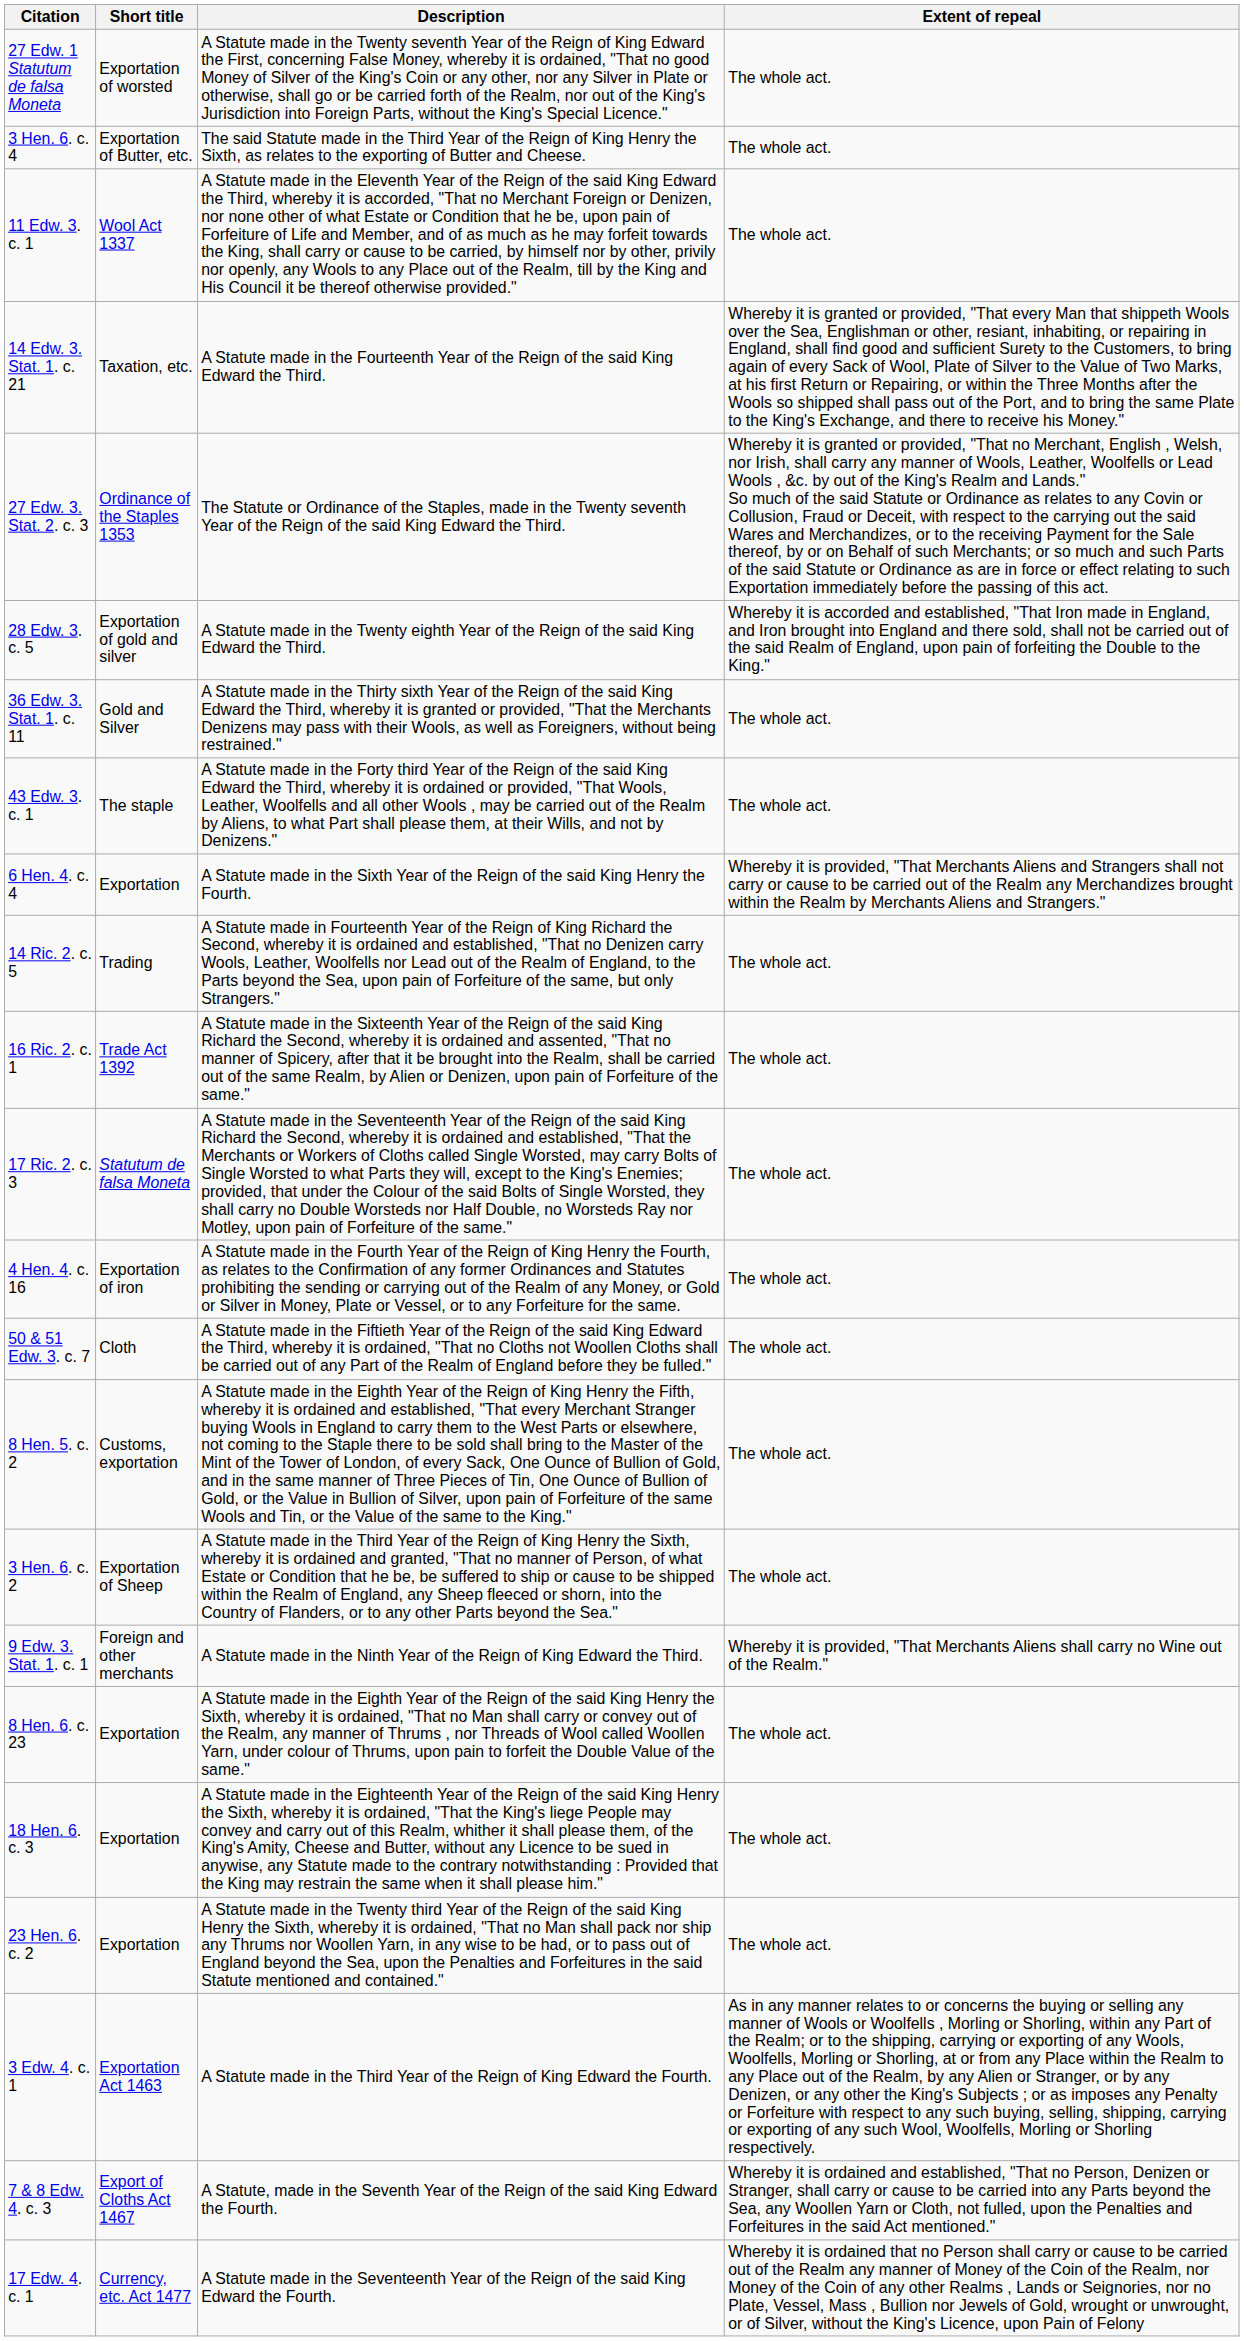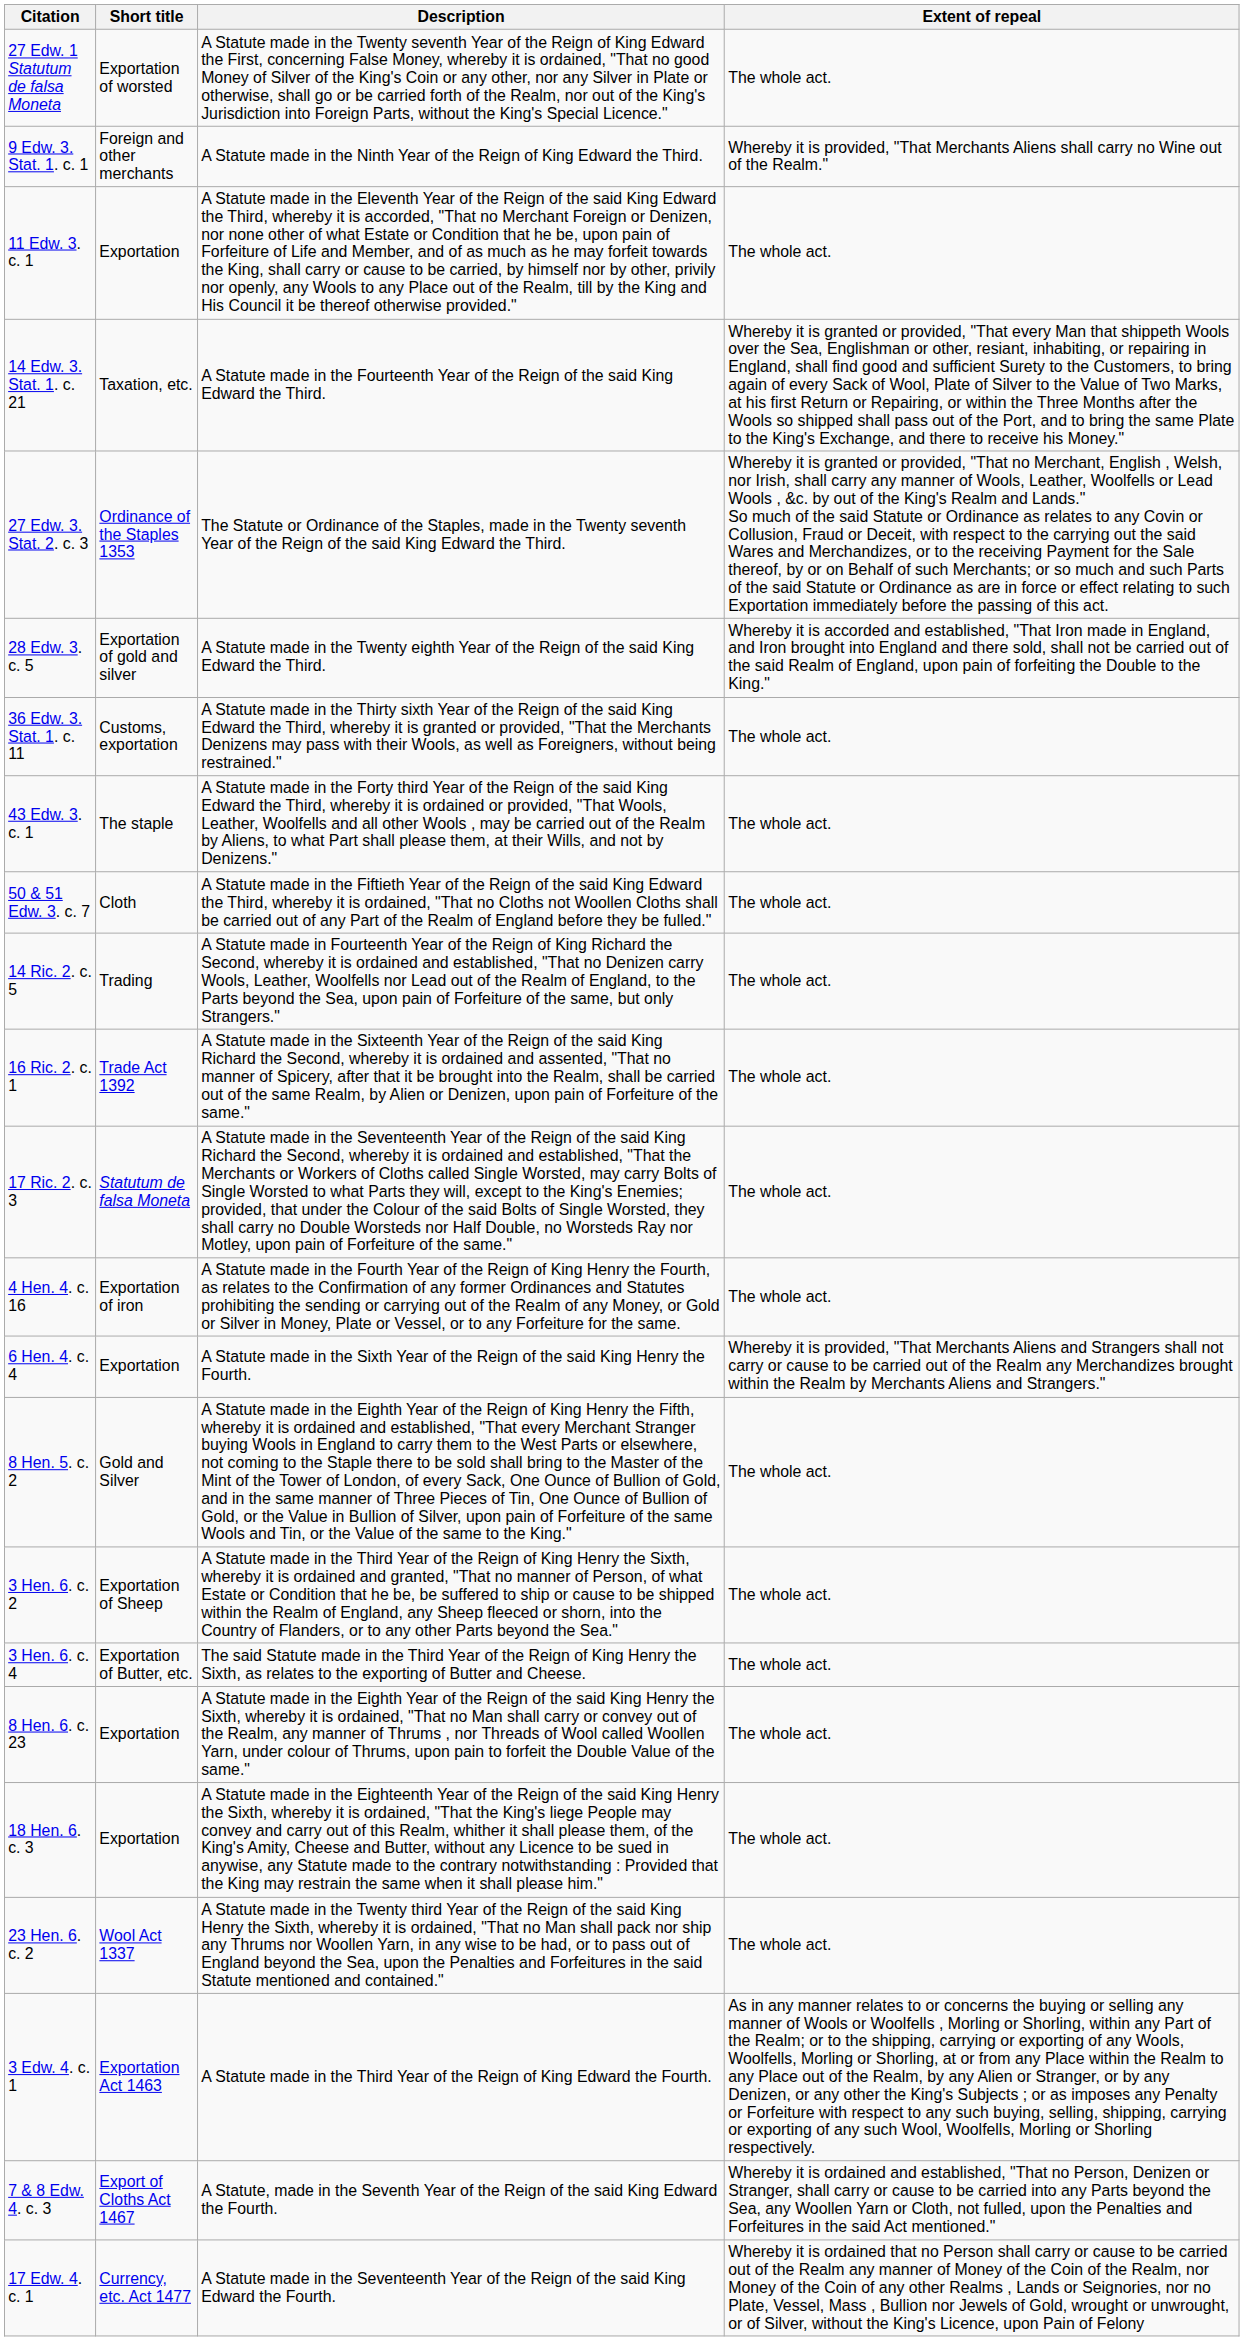rows swapped: (48, 1655) <-> (49, 147)
(130, 234) Wool Act 1337 -> (139, 252) Exportation
(132, 718) Gold and Silver -> (139, 736) Customs, exportation
rows swapped: (49, 1348) <-> (49, 884)
(139, 1454) Customs, exportation -> (132, 1471) Gold and Silver
(139, 1945) Exportation -> (130, 1945) Wool Act 1337
